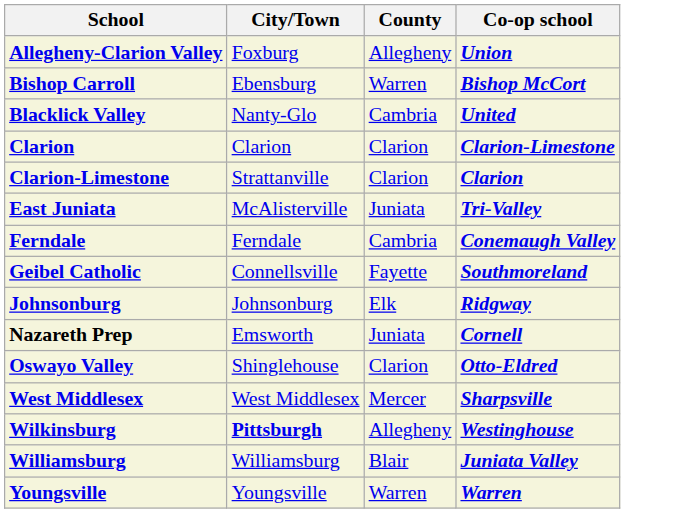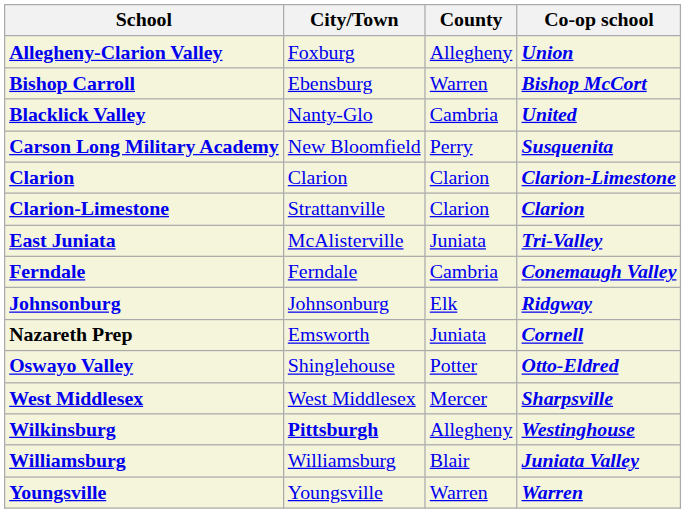+ row: (144, 146)
- row: (75, 271)
(398, 366) Clarion -> (453, 366) Potter
